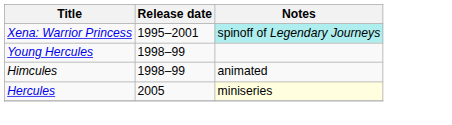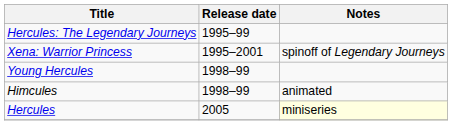+ row: (102, 33)
(299, 33) paleturquoise background -> (363, 52) no background
